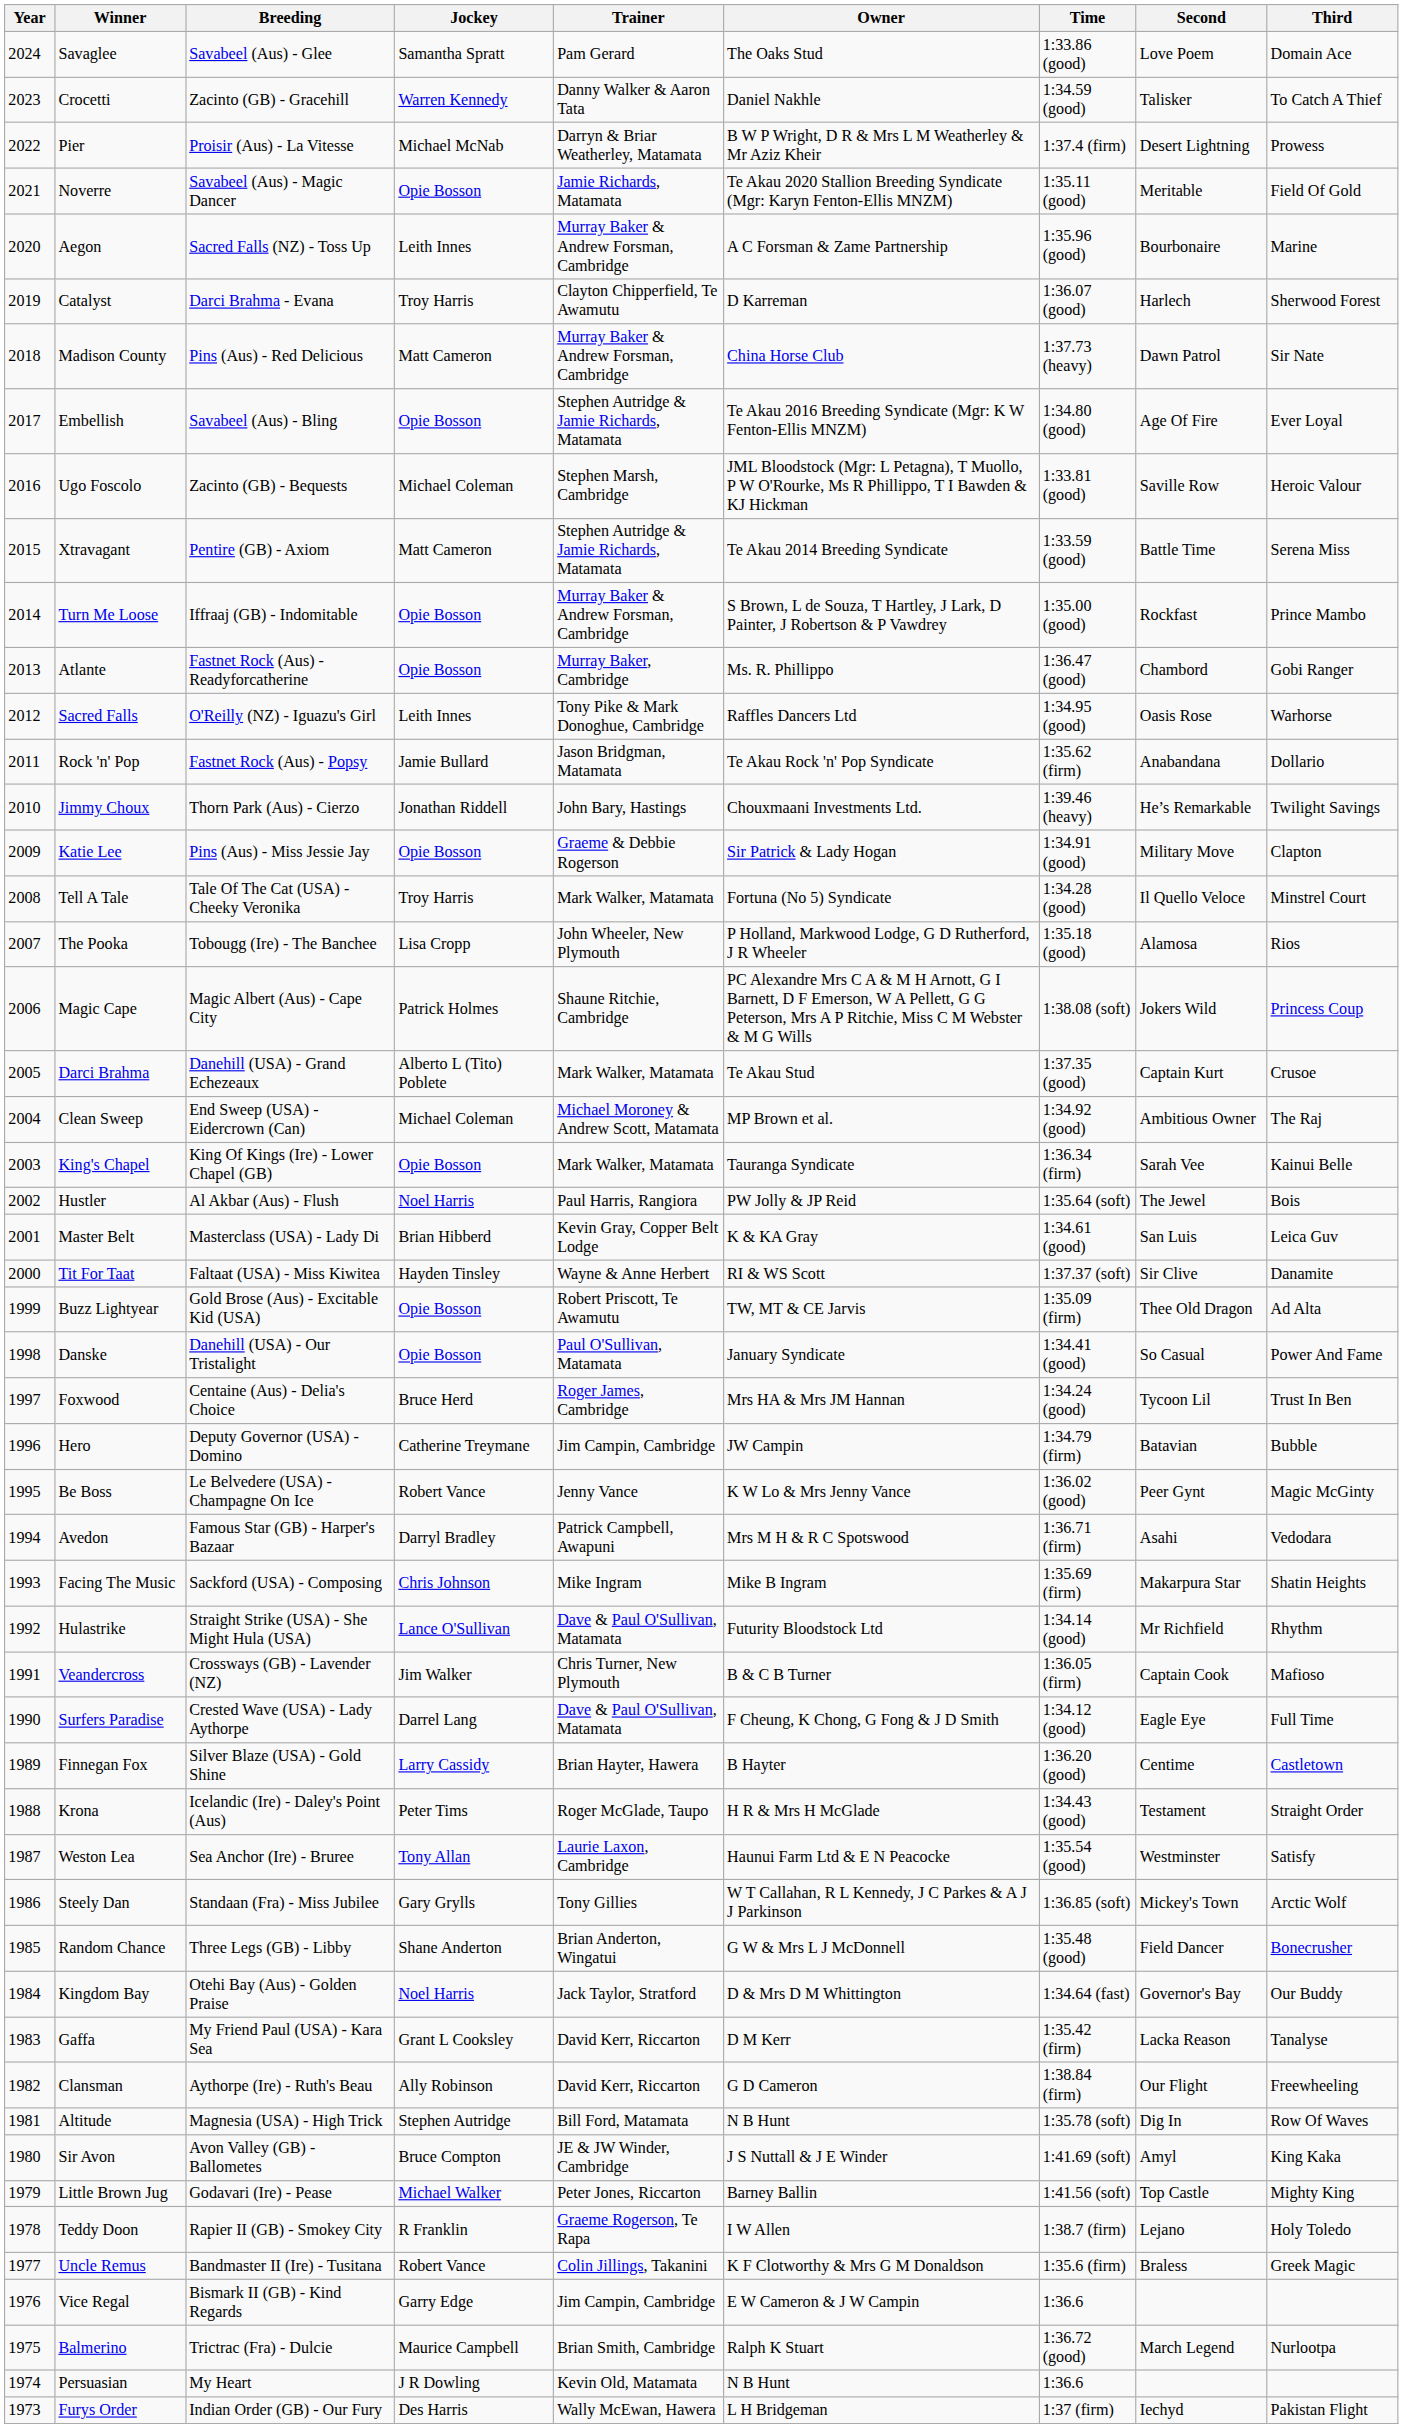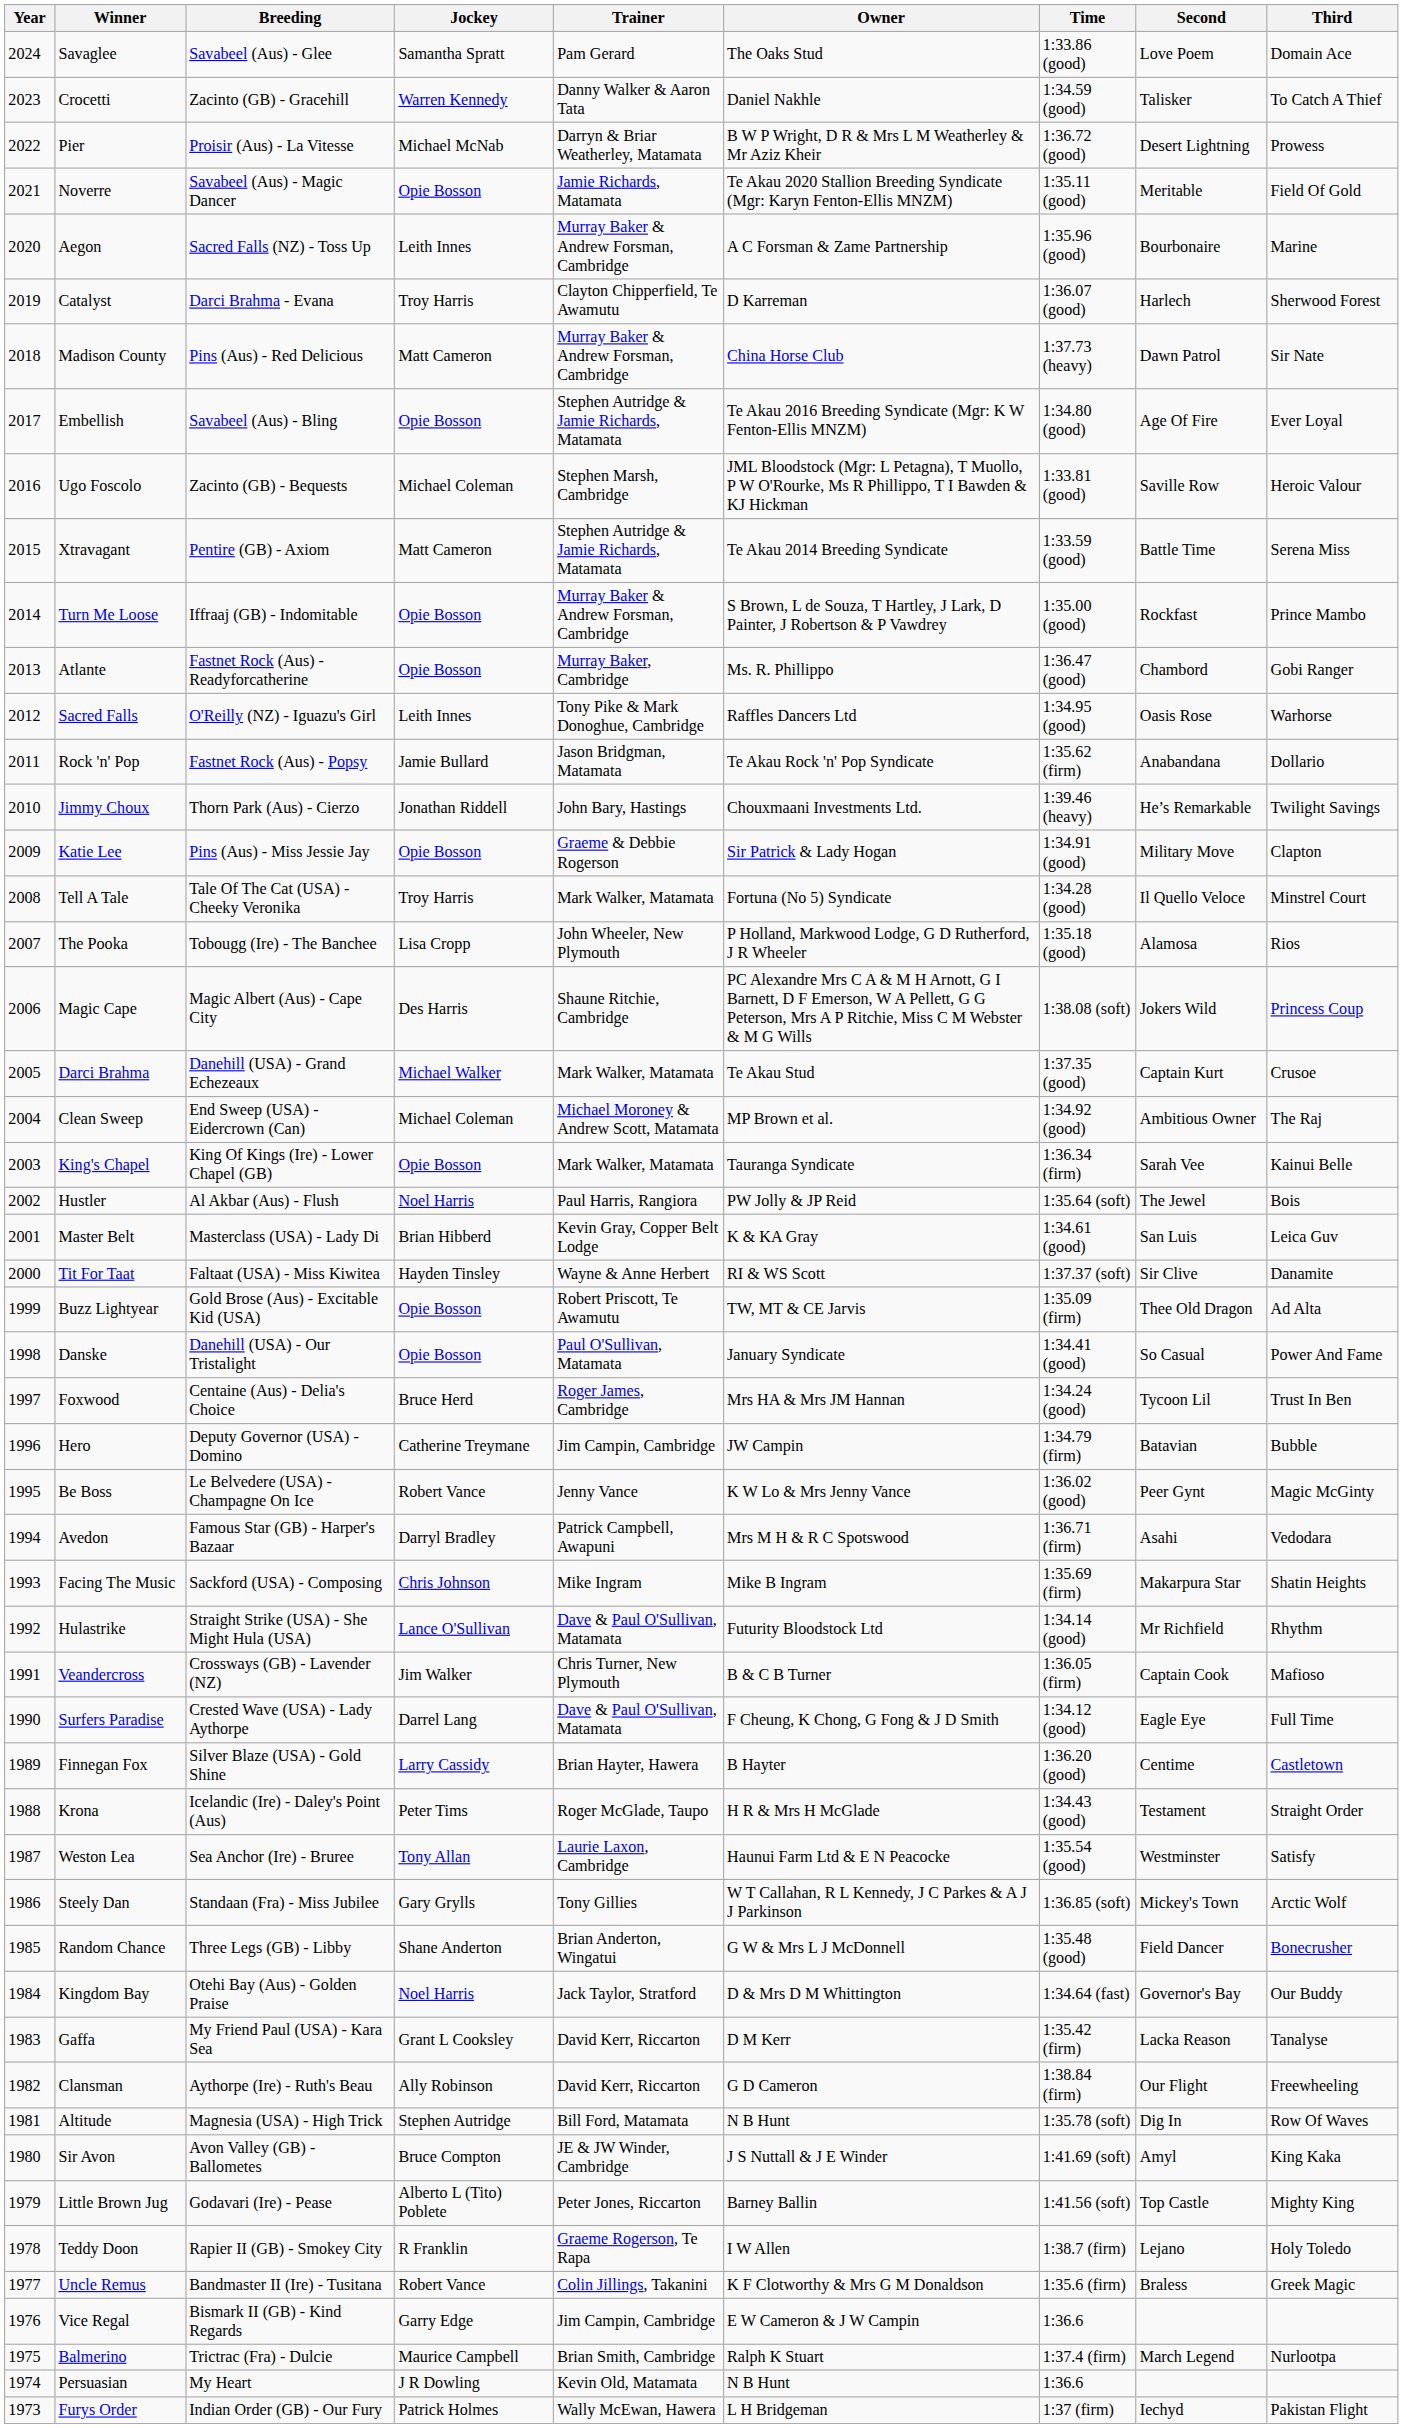(1084, 145) 1:37.4 (firm) -> (1067, 145) 1:36.72 (good)
(448, 1009) Patrick Holmes -> (433, 1009) Des Harris
(450, 1073) Alberto L (Tito) Poblete -> (450, 1073) Michael Walker
(450, 2193) Michael Walker -> (450, 2203) Alberto L (Tito) Poblete
(1067, 2347) 1:36.72 (good) -> (1084, 2357) 1:37.4 (firm)
(433, 2410) Des Harris -> (448, 2410) Patrick Holmes
